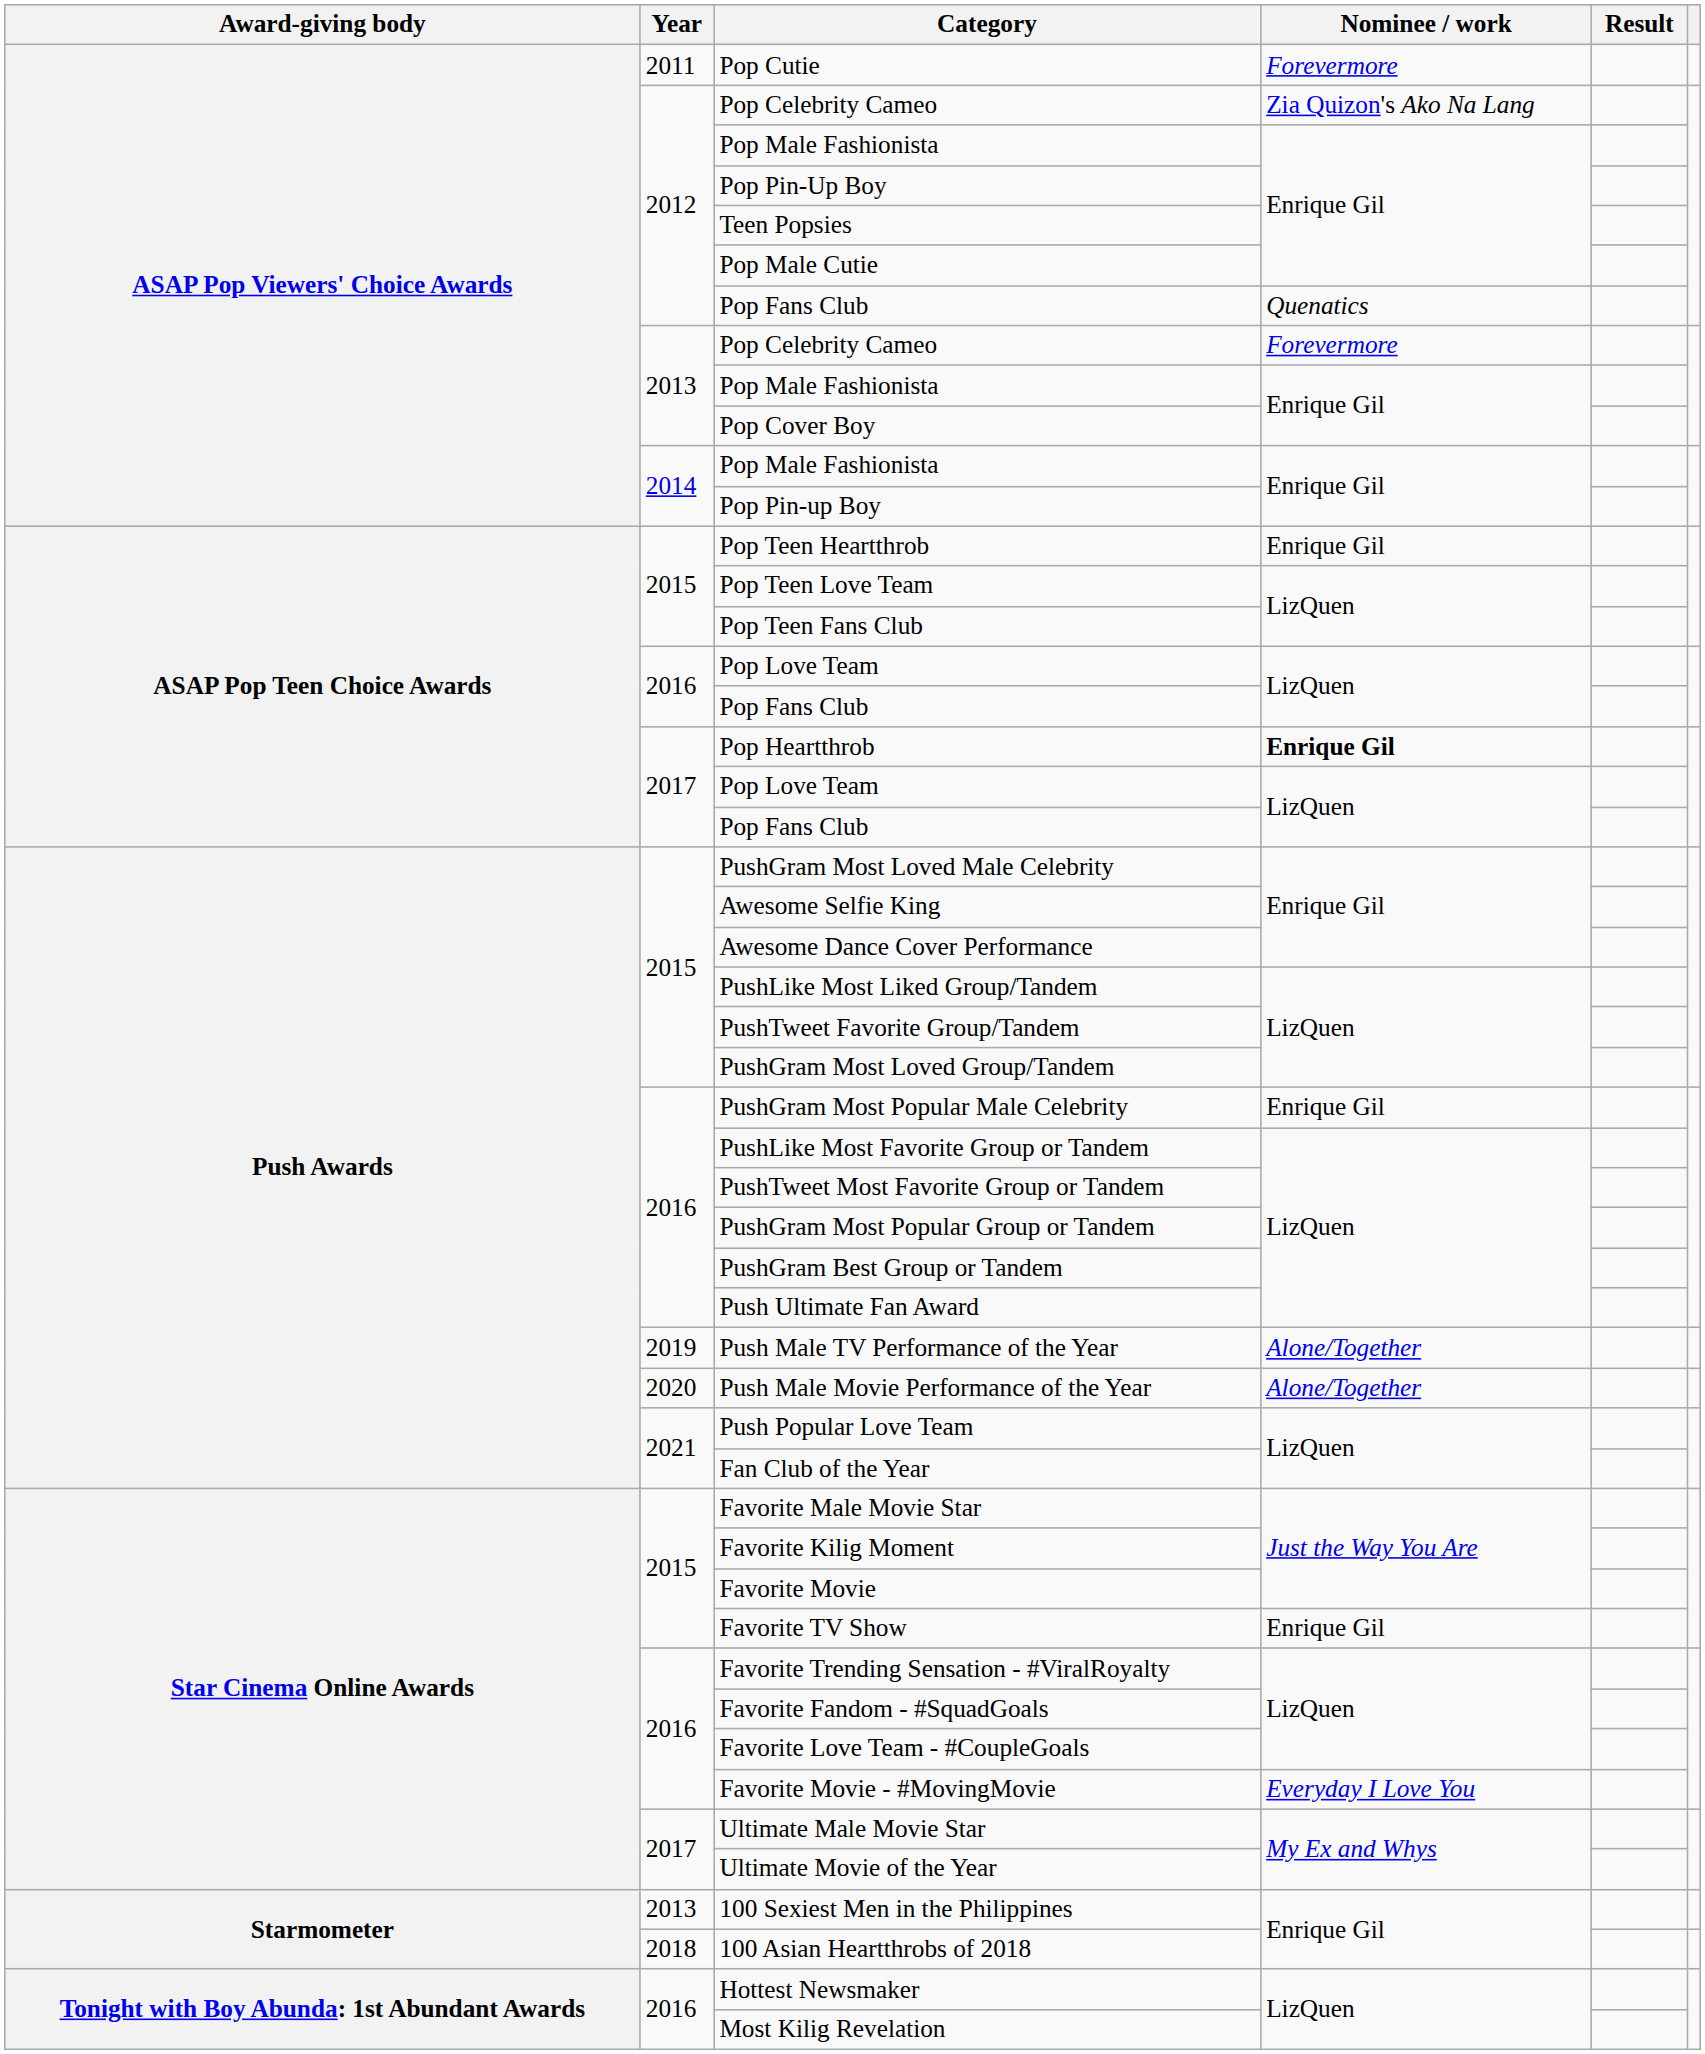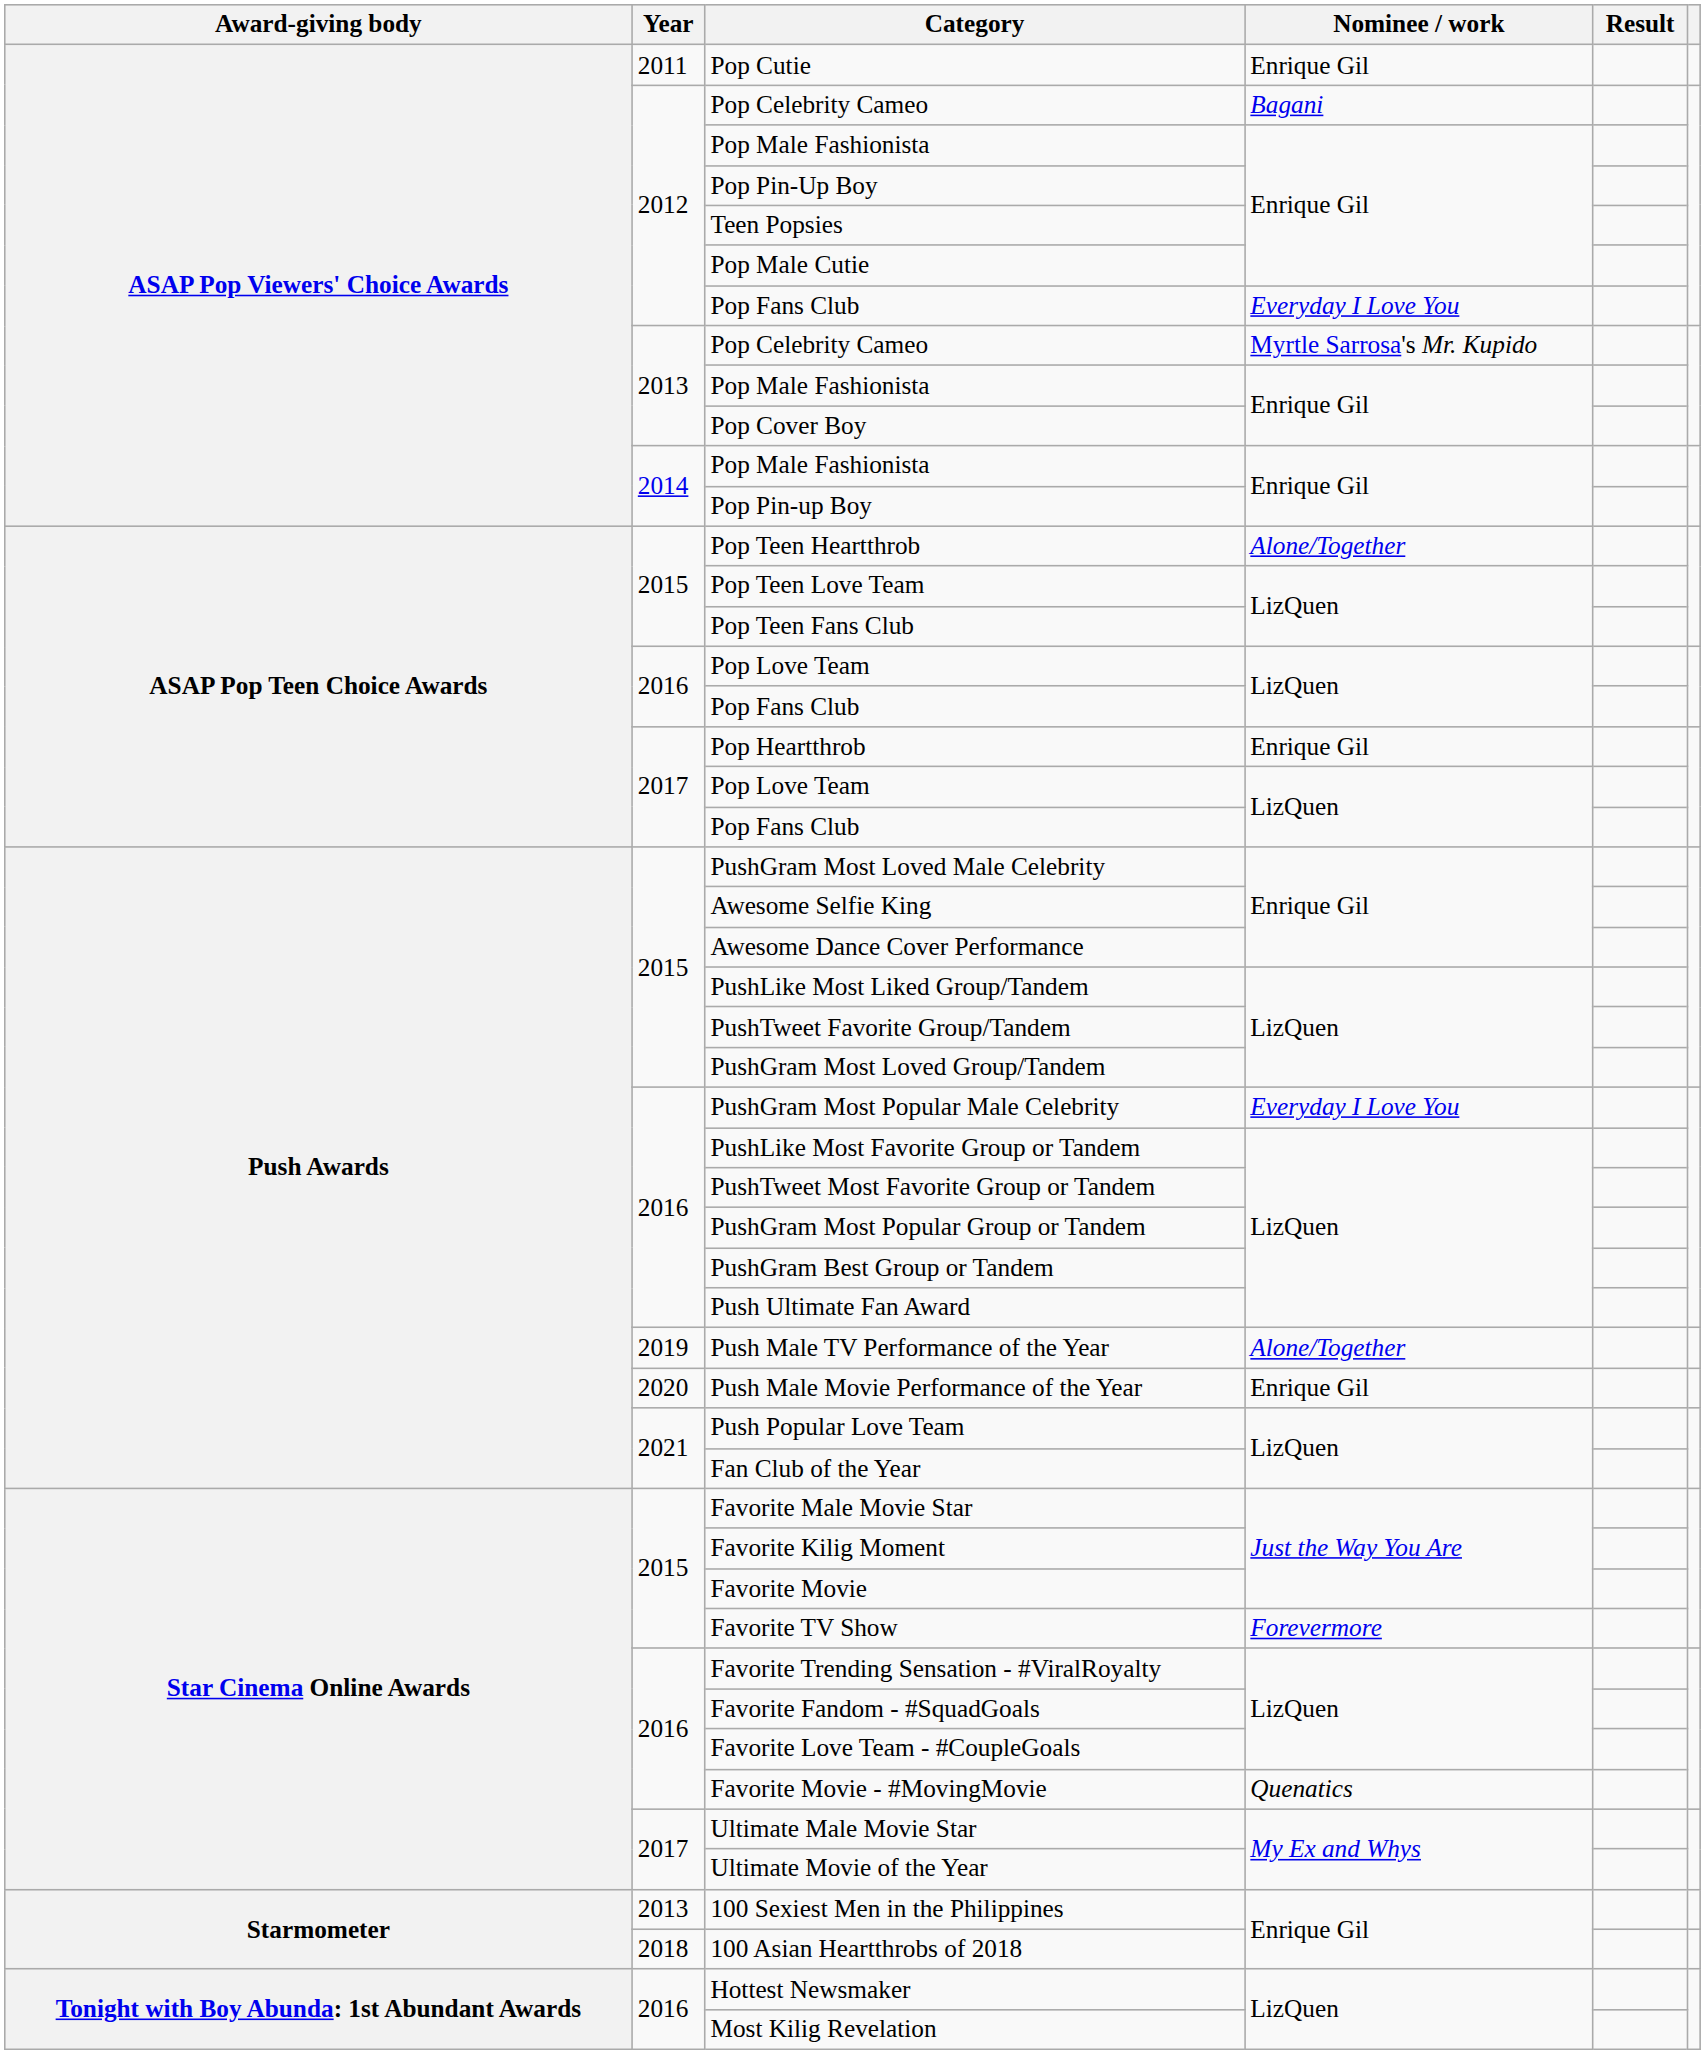(1332, 64) Forevermore -> (1310, 64) Enrique Gil
(1400, 104) Zia Quizon's Ako Na Lang -> (1287, 104) Bagani
(1317, 305) Quenatics -> (1355, 305) Everyday I Love You
(1332, 345) Forevermore -> (1394, 345) Myrtle Sarrosa's Mr. Kupido
(1325, 545) Enrique Gil -> (1328, 545) Alone/Together
(1330, 746) bold -> (1310, 746) normal
(1325, 1107) Enrique Gil -> (1355, 1107) Everyday I Love You
(1344, 1387) Alone/Together -> (1310, 1387) Enrique Gil
(1325, 1628) Enrique Gil -> (1316, 1628) Forevermore
(1371, 1788) Everyday I Love You -> (1302, 1788) Quenatics
